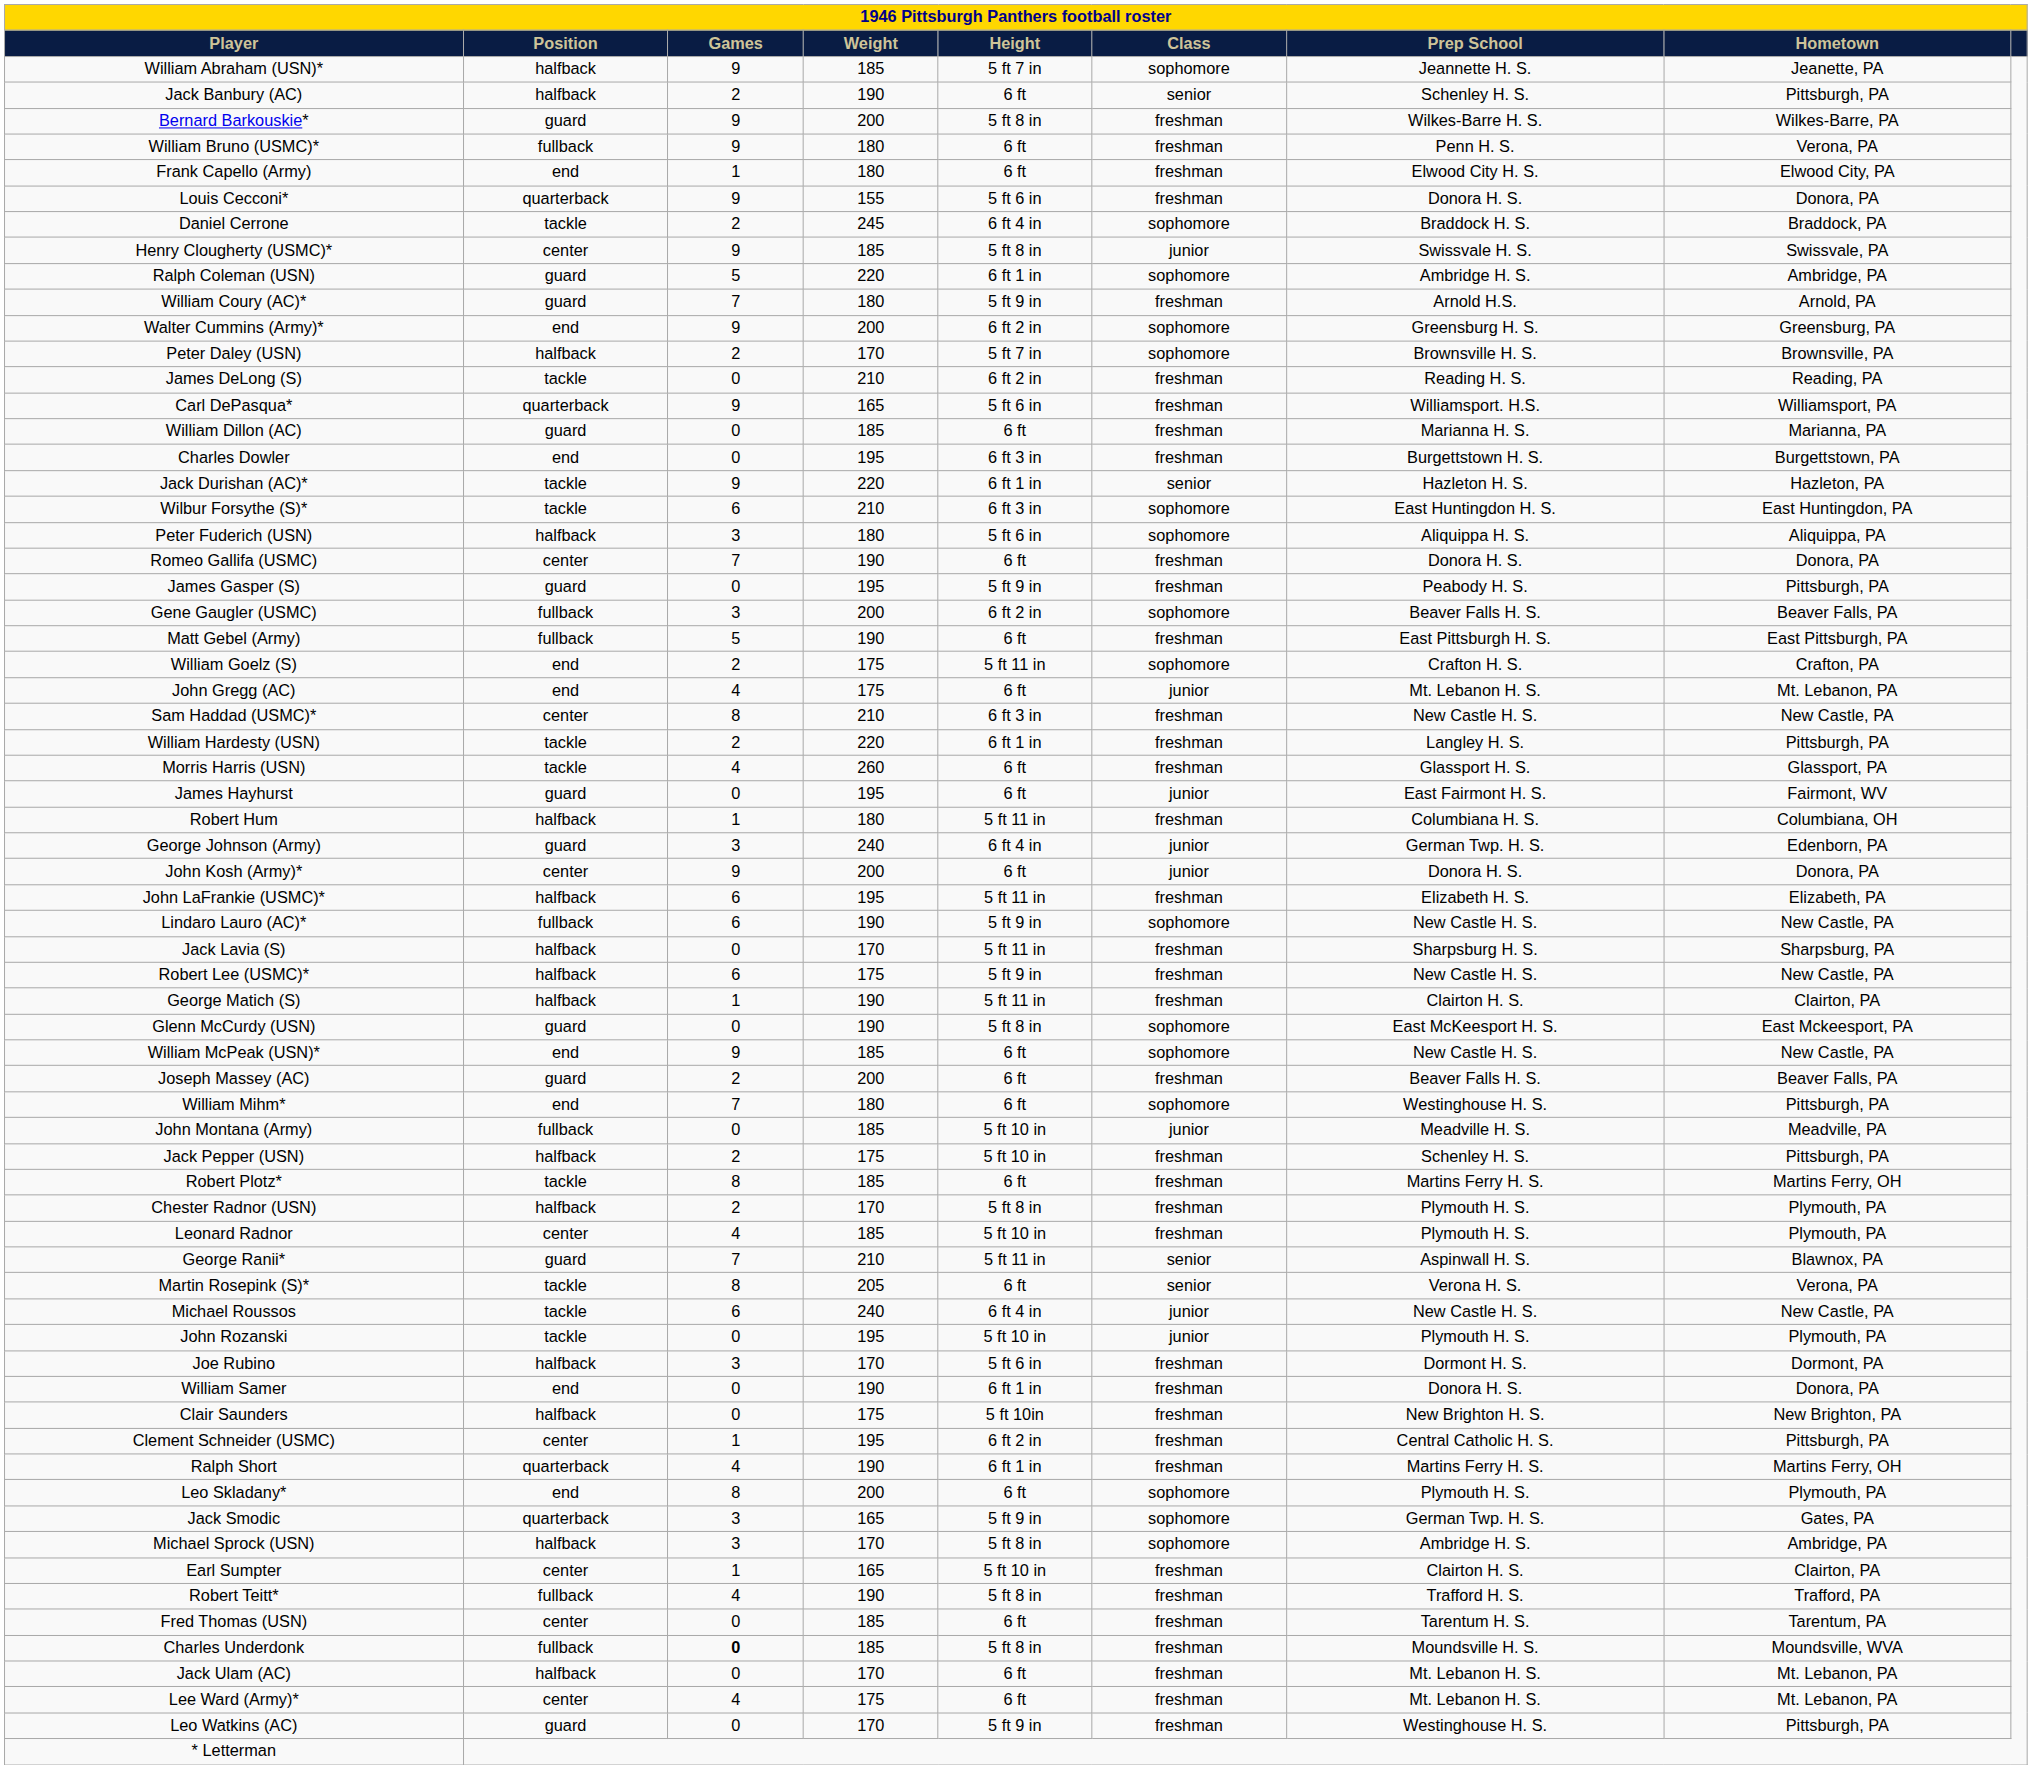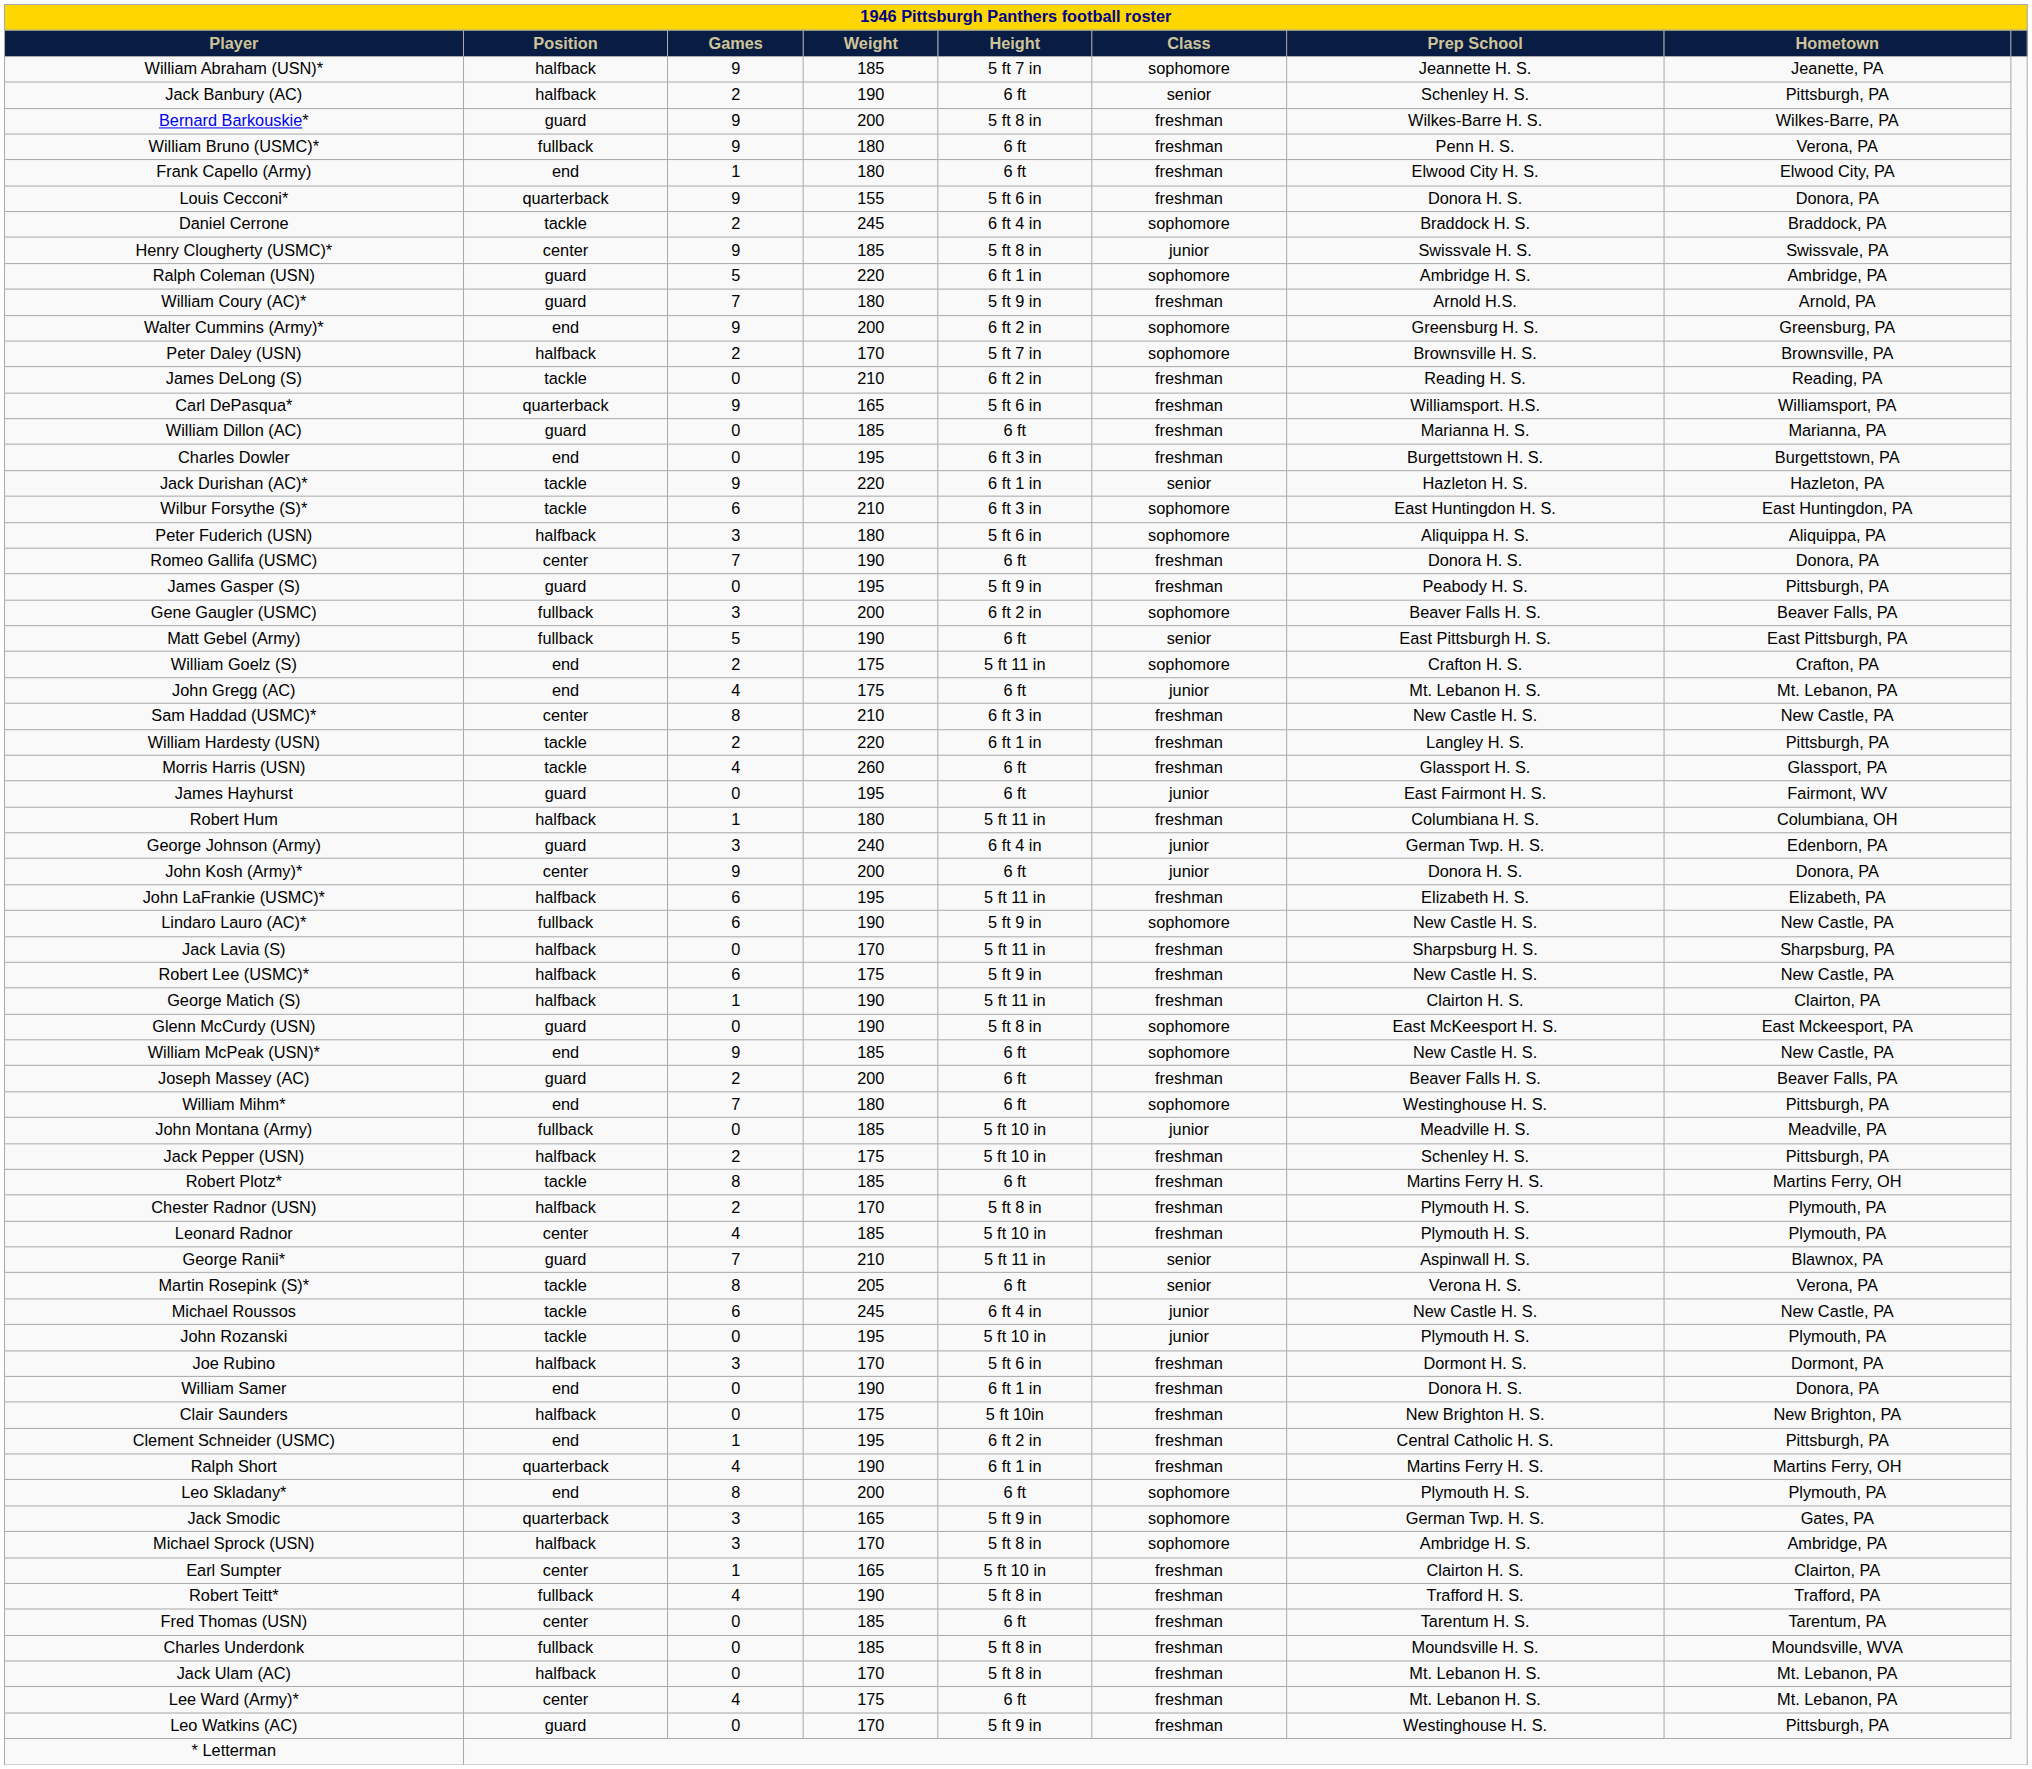(1189, 638) freshman -> (1189, 638) senior
(871, 1311) 240 -> (871, 1311) 245
(566, 1440) center -> (566, 1440) end
(736, 1648) bold -> (736, 1648) normal
(1015, 1673) 6 ft -> (1015, 1673) 5 ft 8 in
